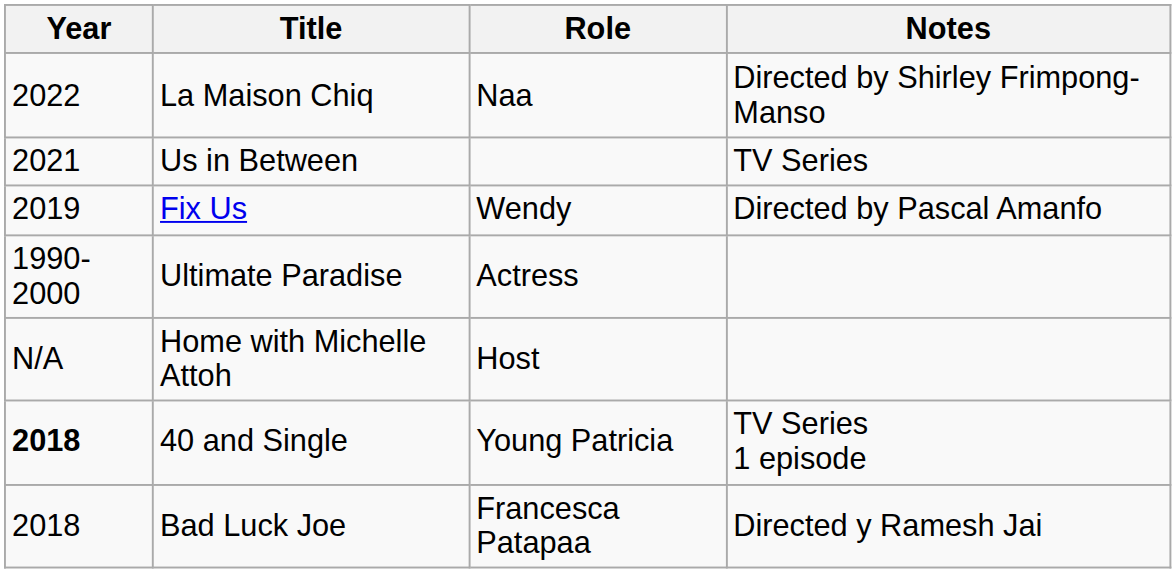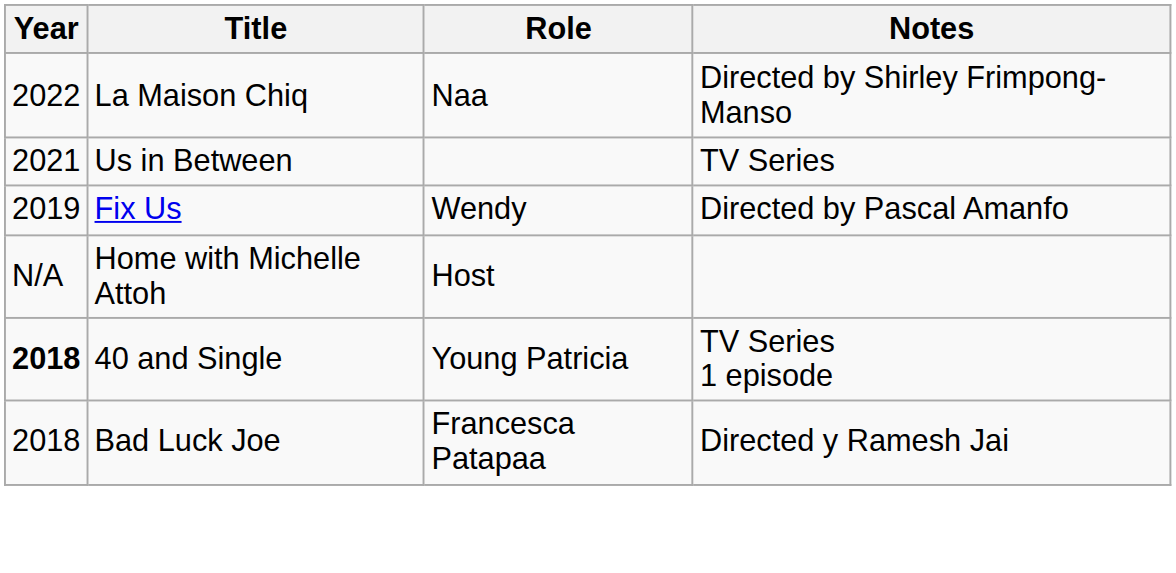- row: (281, 275)
